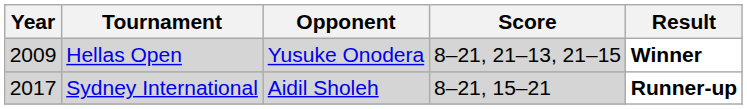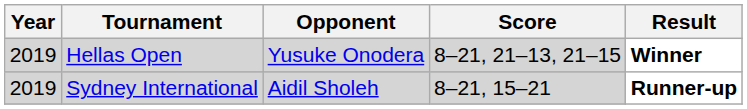(33, 55) 2009 -> (33, 55) 2019
(33, 88) 2017 -> (33, 88) 2019
